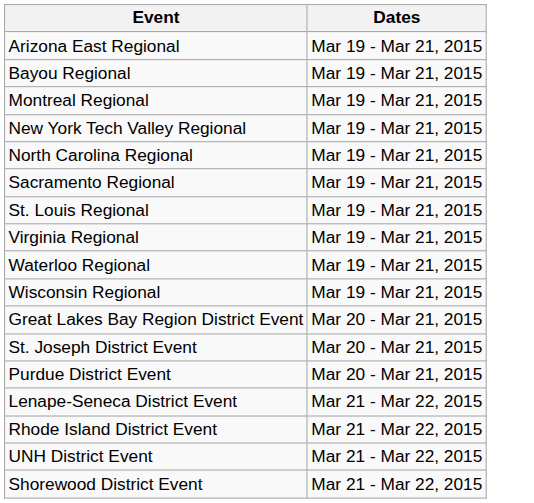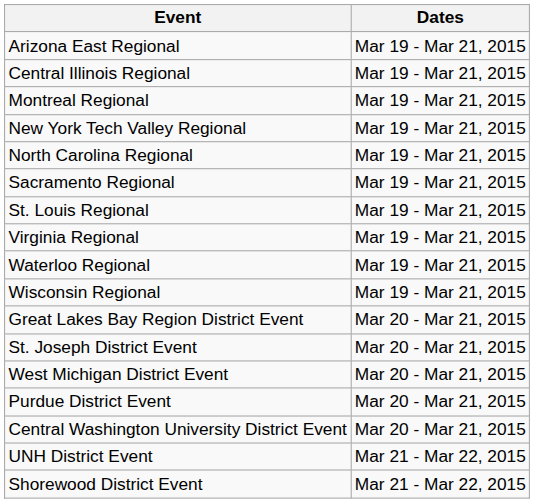- row: (70, 73)
+ row: (99, 73)
+ row: (118, 374)
+ row: (178, 429)
- row: (123, 401)
- row: (113, 429)
